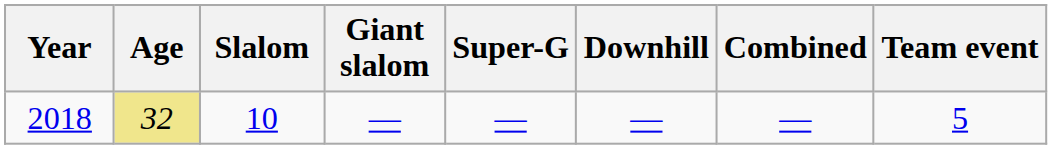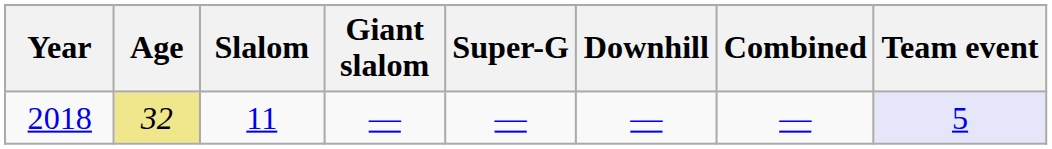(262, 117) 10 -> (262, 117) 11
(960, 117) no background -> (960, 117) lavender background
